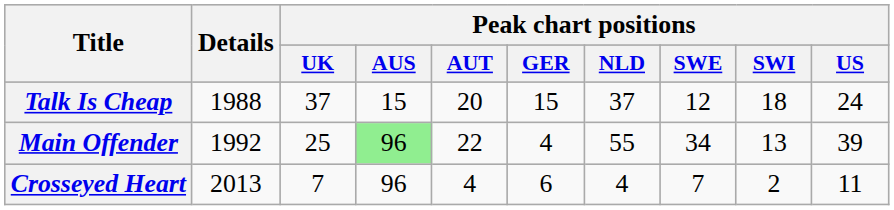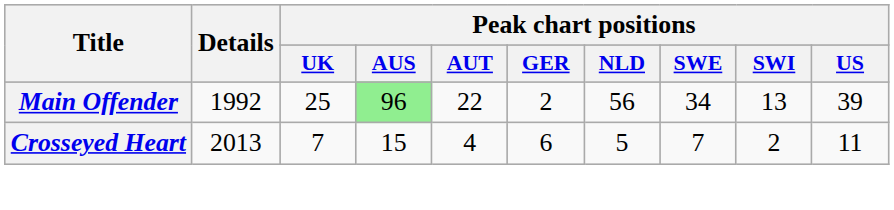- row: (98, 101)
(546, 142) 4 -> (546, 101) 2
(622, 142) 55 -> (622, 101) 56
(394, 183) 96 -> (394, 142) 15
(622, 183) 4 -> (622, 142) 5
